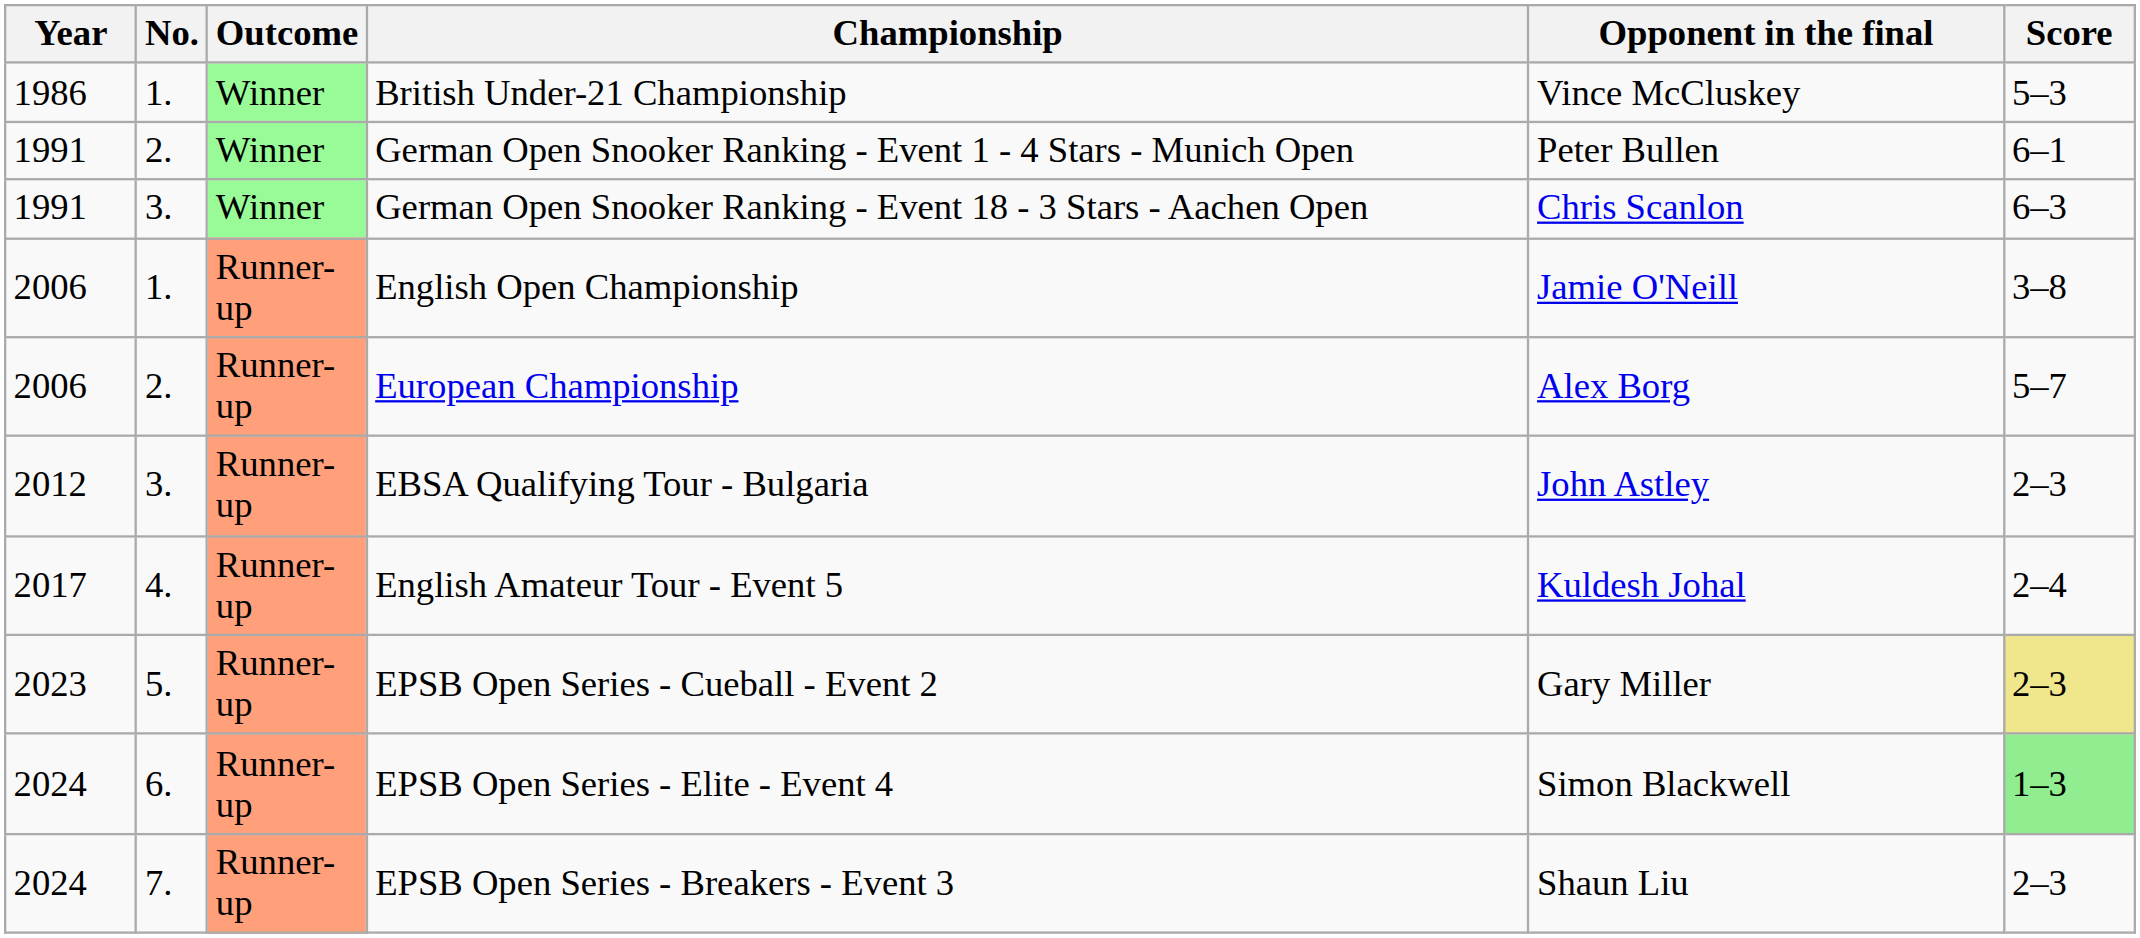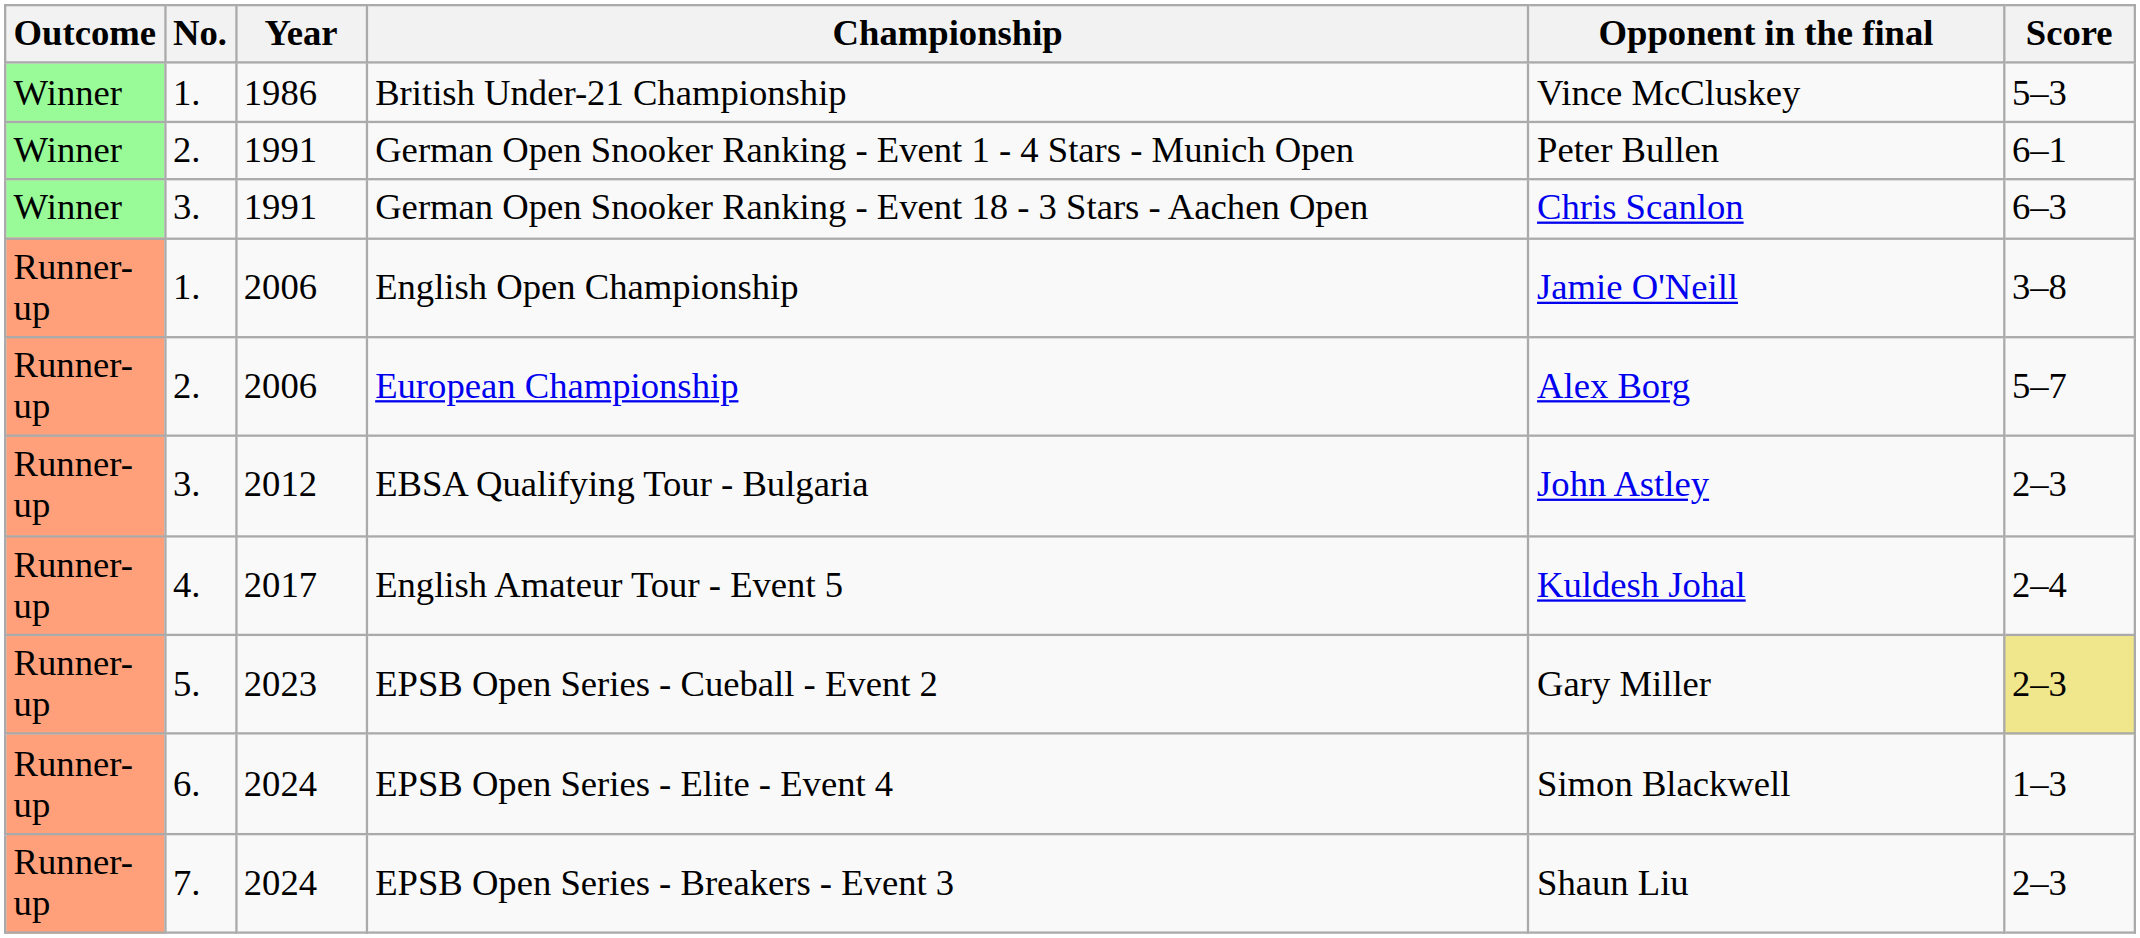columns swapped: (287, 33) <-> (71, 33)
(2039, 783) lightgreen background -> (2039, 783) no background
